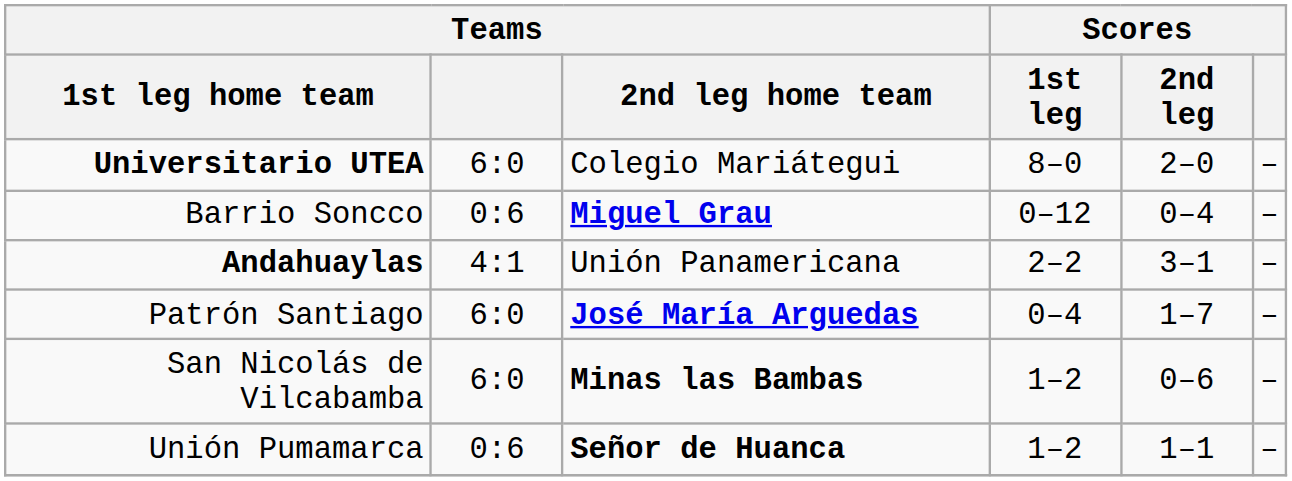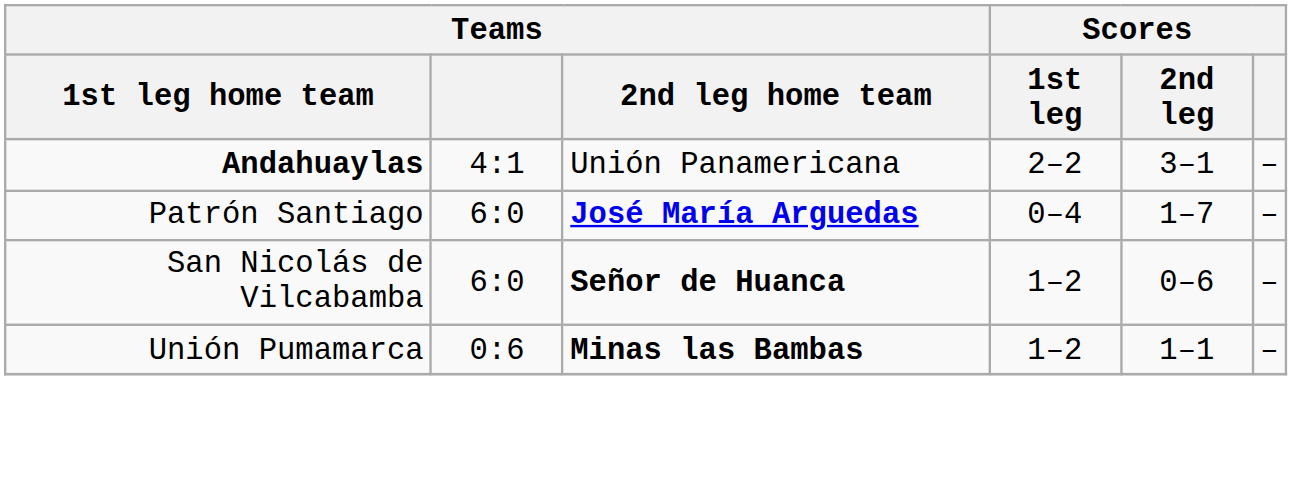- row: (259, 165)
- row: (305, 215)
(717, 382) Minas las Bambas -> (708, 282) Señor de Huanca
(708, 449) Señor de Huanca -> (717, 350) Minas las Bambas
